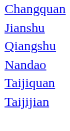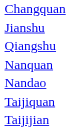+ row: (29, 64)
